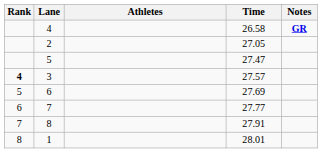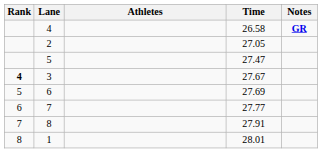(254, 76) 27.57 -> (254, 76) 27.67
